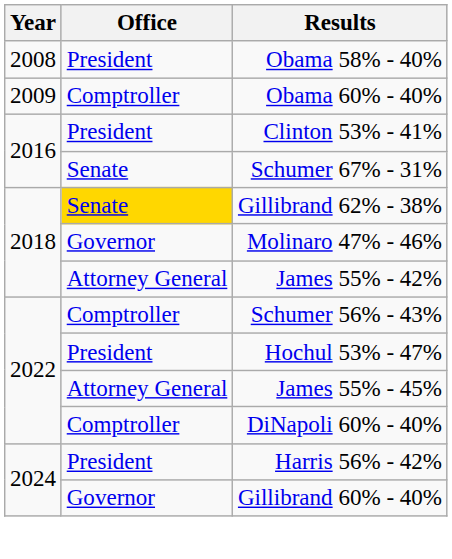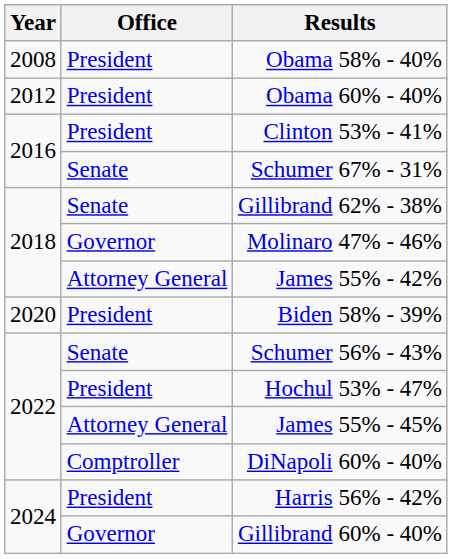(33, 95) 2009 -> (33, 95) 2012
(123, 95) Comptroller -> (110, 95) President
(97, 205) gold background -> (97, 205) no background
+ row: (360, 315)
(123, 315) Comptroller -> (97, 351) Senate
